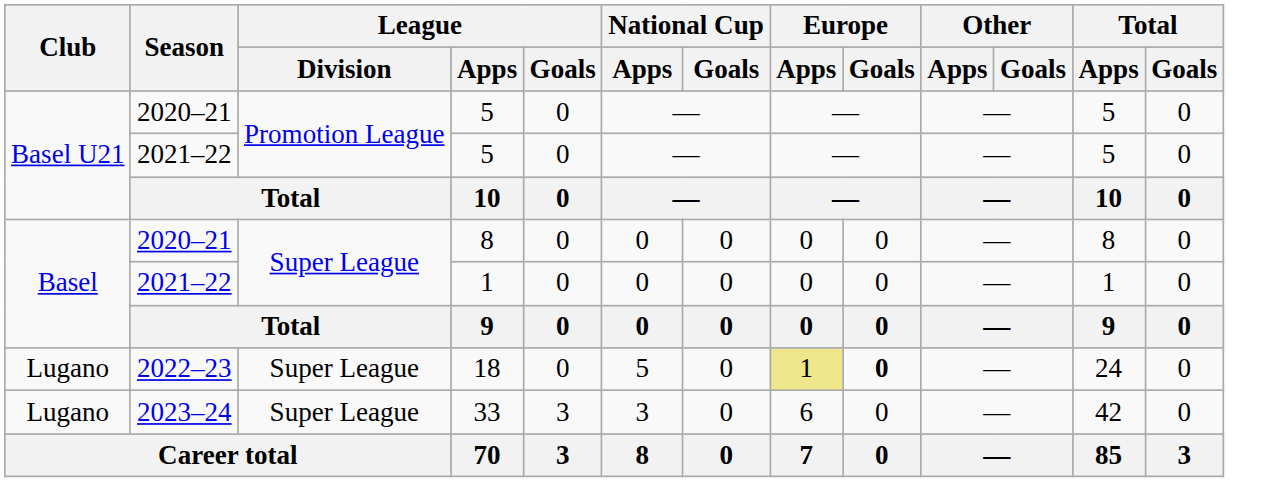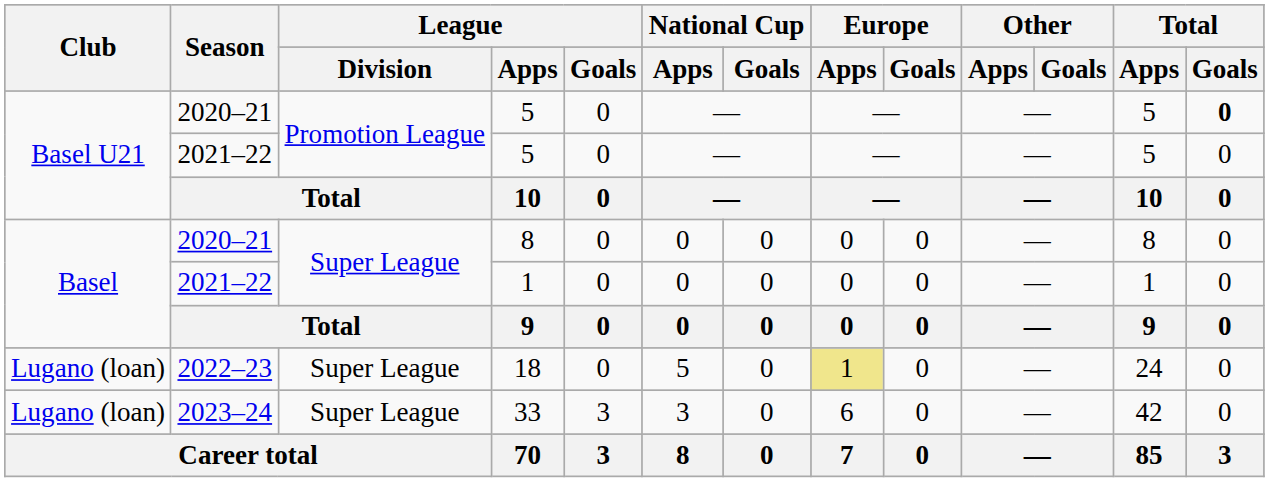(1184, 111) normal -> (1225, 111) bold
(68, 369) Lugano -> (88, 369) Lugano (loan)
(882, 369) bold -> (922, 369) normal
(68, 411) Lugano -> (88, 411) Lugano (loan)
